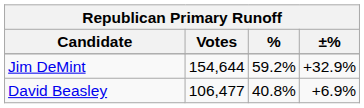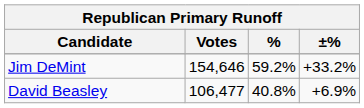(217, 66) 154,644 -> (217, 66) 154,646
(330, 66) +32.9% -> (330, 66) +33.2%
